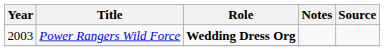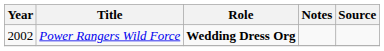(20, 35) 2003 -> (20, 35) 2002
